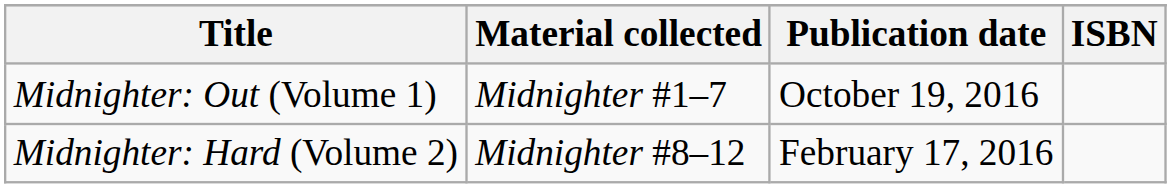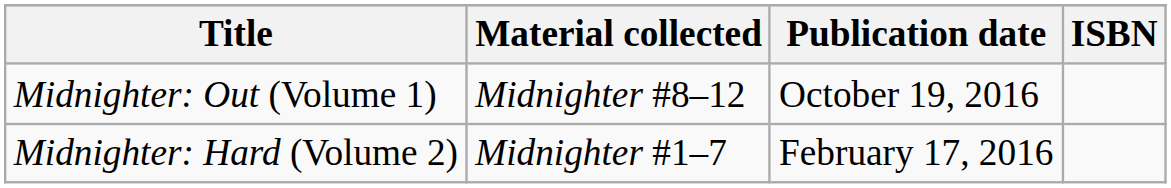(601, 93) Midnighter #1–7 -> (610, 93) Midnighter #8–12
(610, 152) Midnighter #8–12 -> (601, 152) Midnighter #1–7
